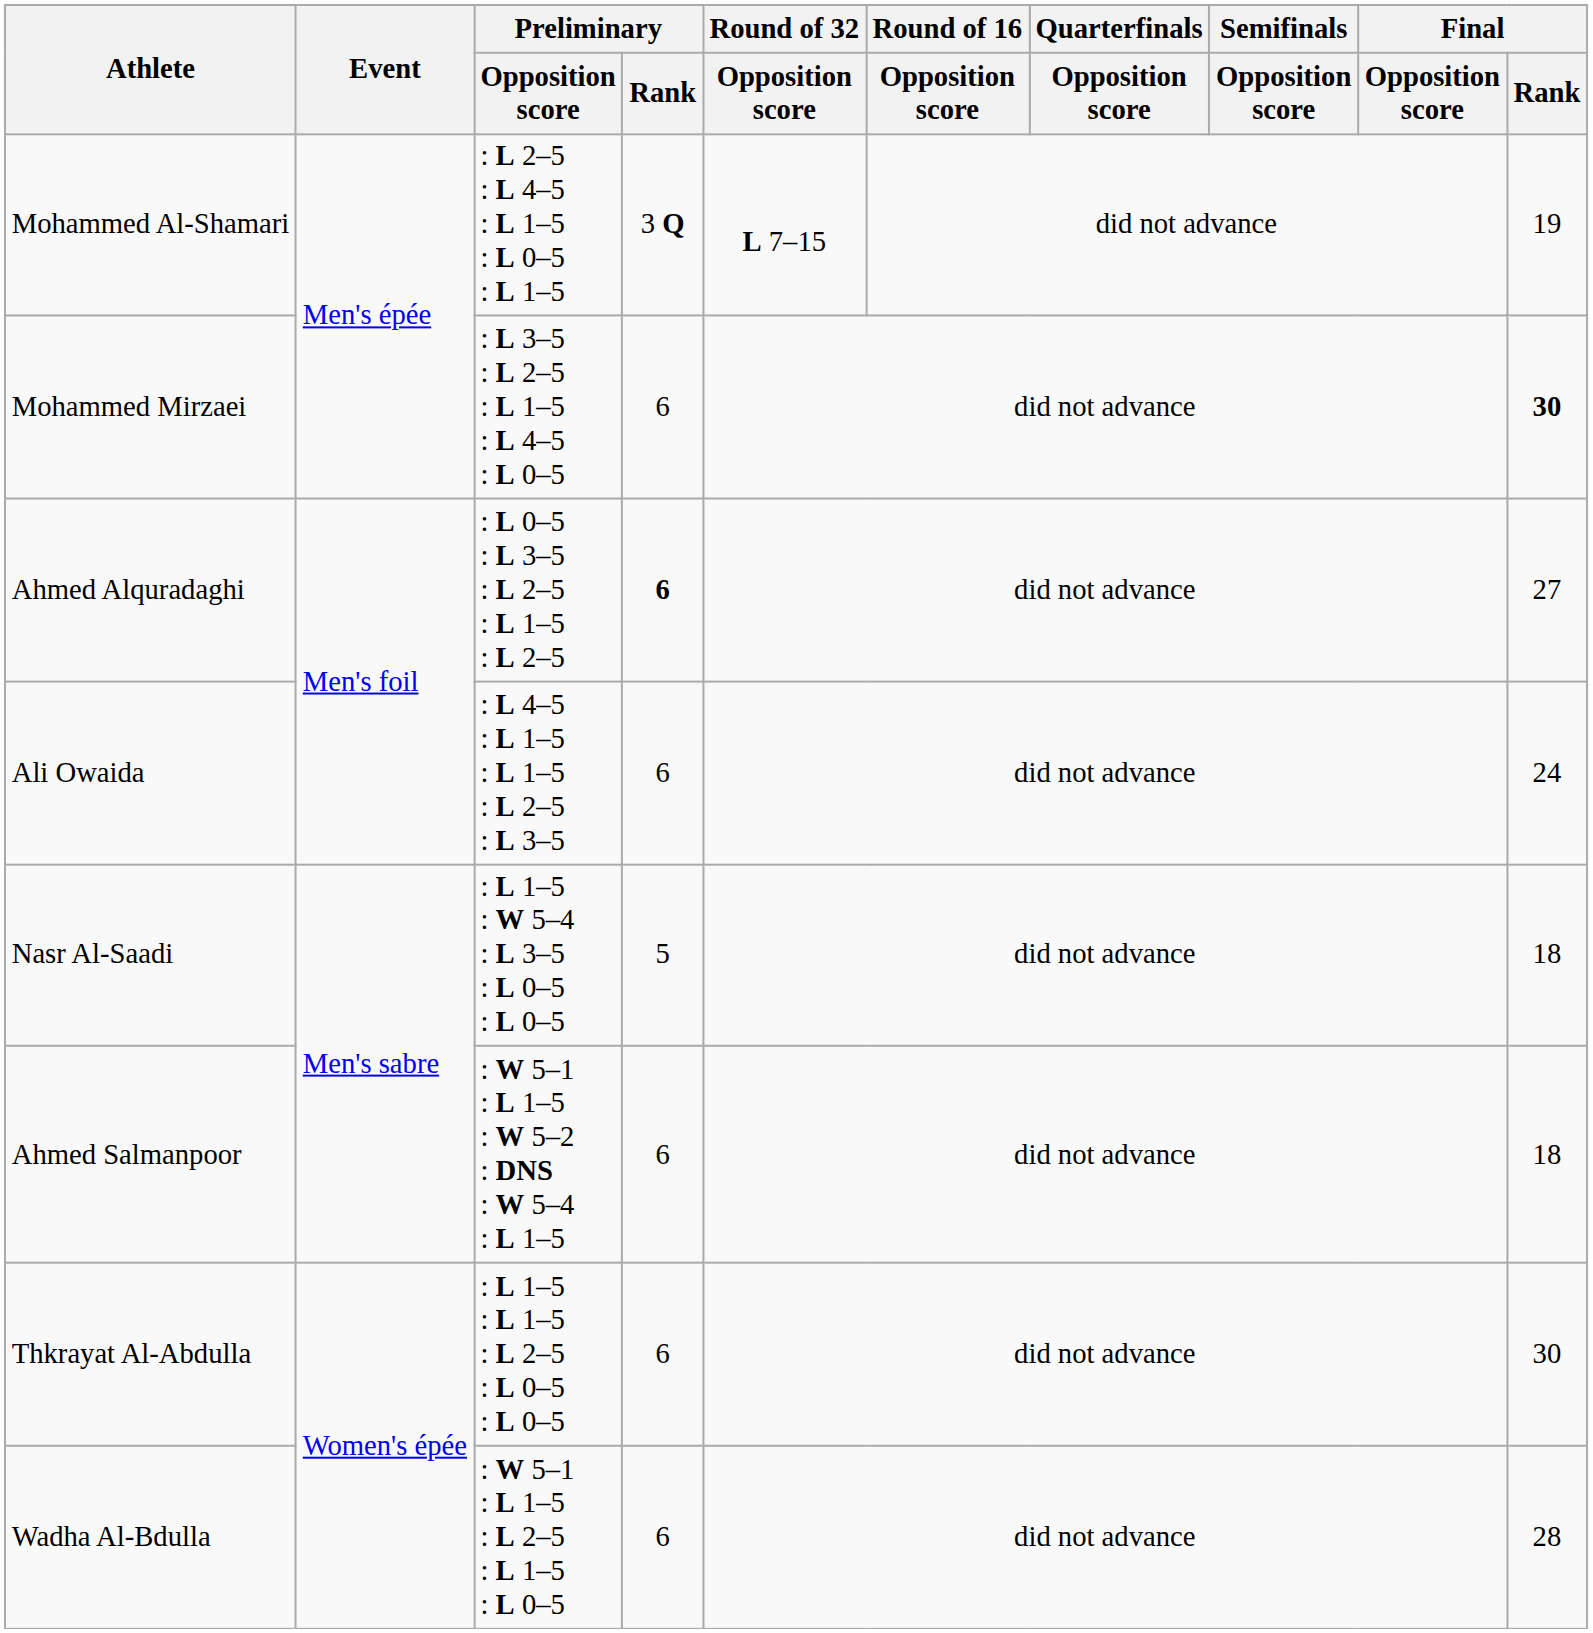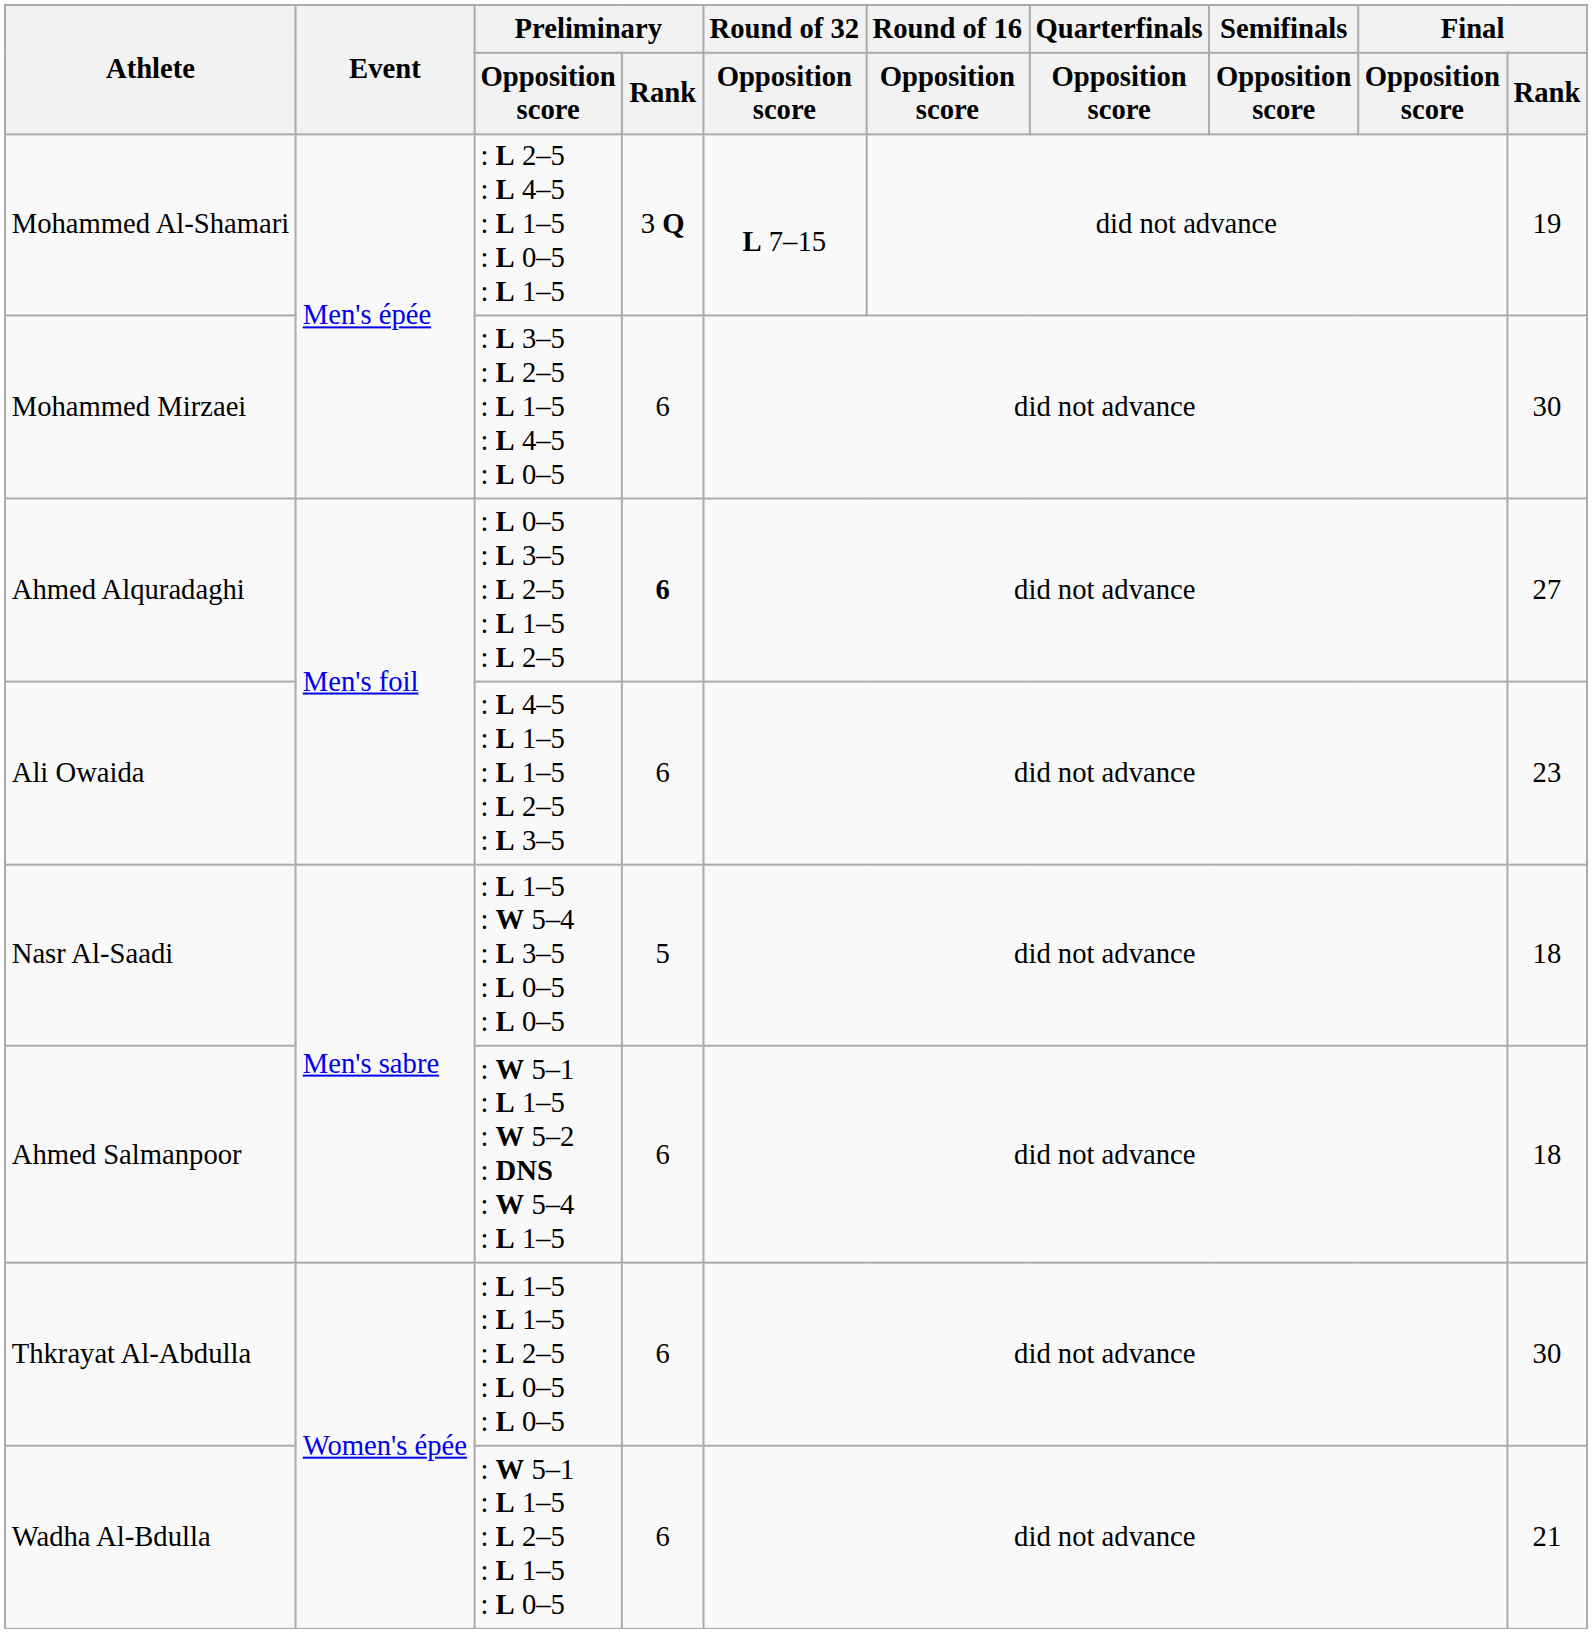(1547, 407) bold -> (1547, 407) normal
(1547, 772) 24 -> (1547, 772) 23
(1547, 1536) 28 -> (1547, 1536) 21
